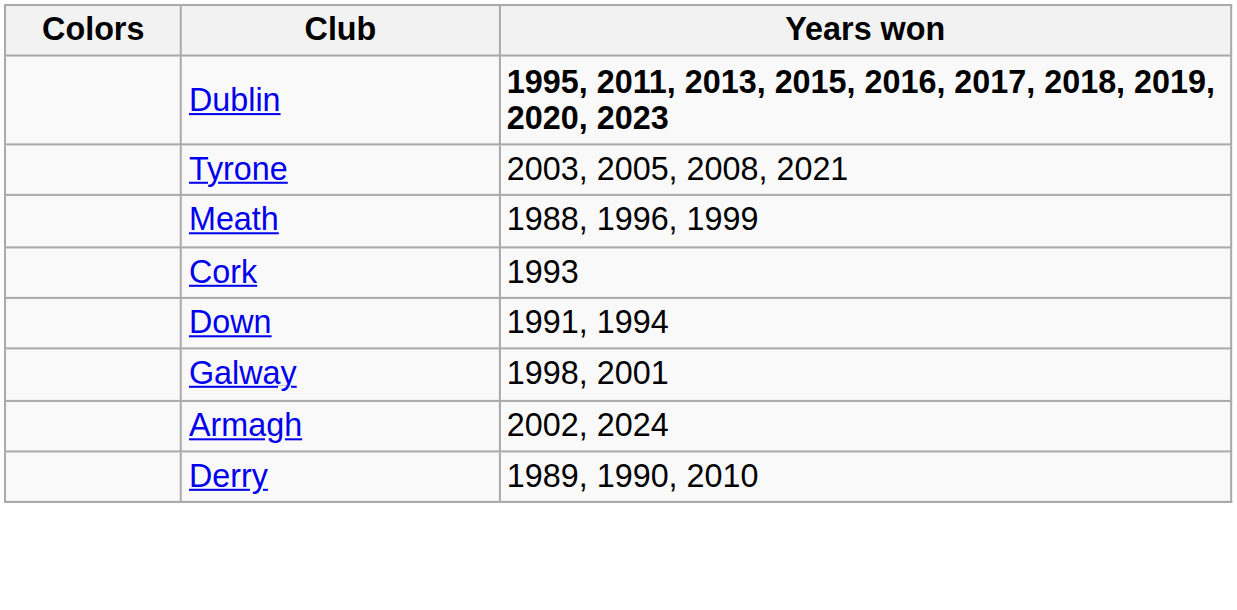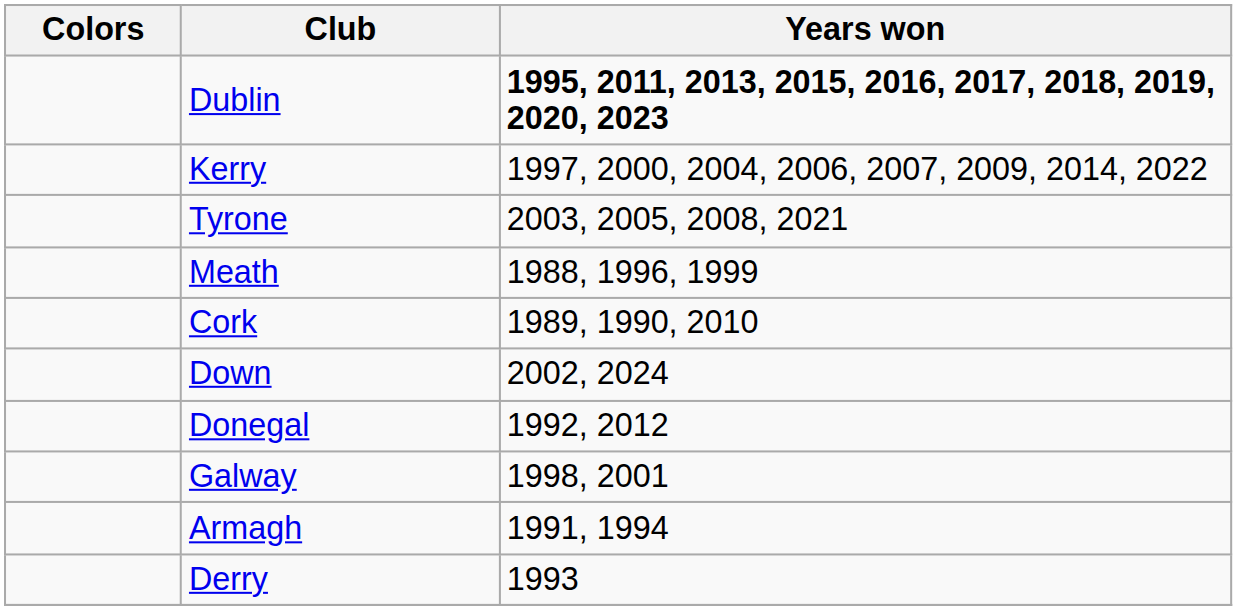+ row: (228, 169)
(543, 271) 1993 -> (633, 322) 1989, 1990, 2010
(588, 322) 1991, 1994 -> (588, 374) 2002, 2024
+ row: (249, 425)
(588, 425) 2002, 2024 -> (588, 527) 1991, 1994
(633, 476) 1989, 1990, 2010 -> (543, 579) 1993
